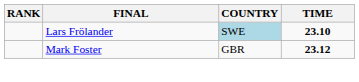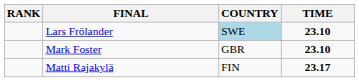(318, 49) 23.12 -> (318, 49) 23.10
+ row: (80, 67)
